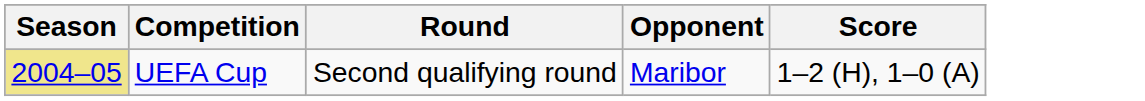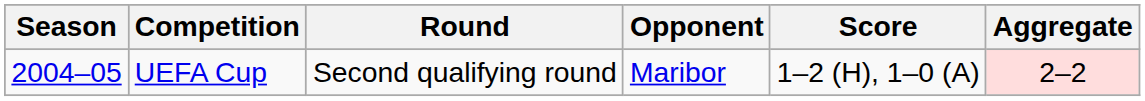+ column: (1063, 26)
(67, 71) khaki background -> (67, 71) no background
